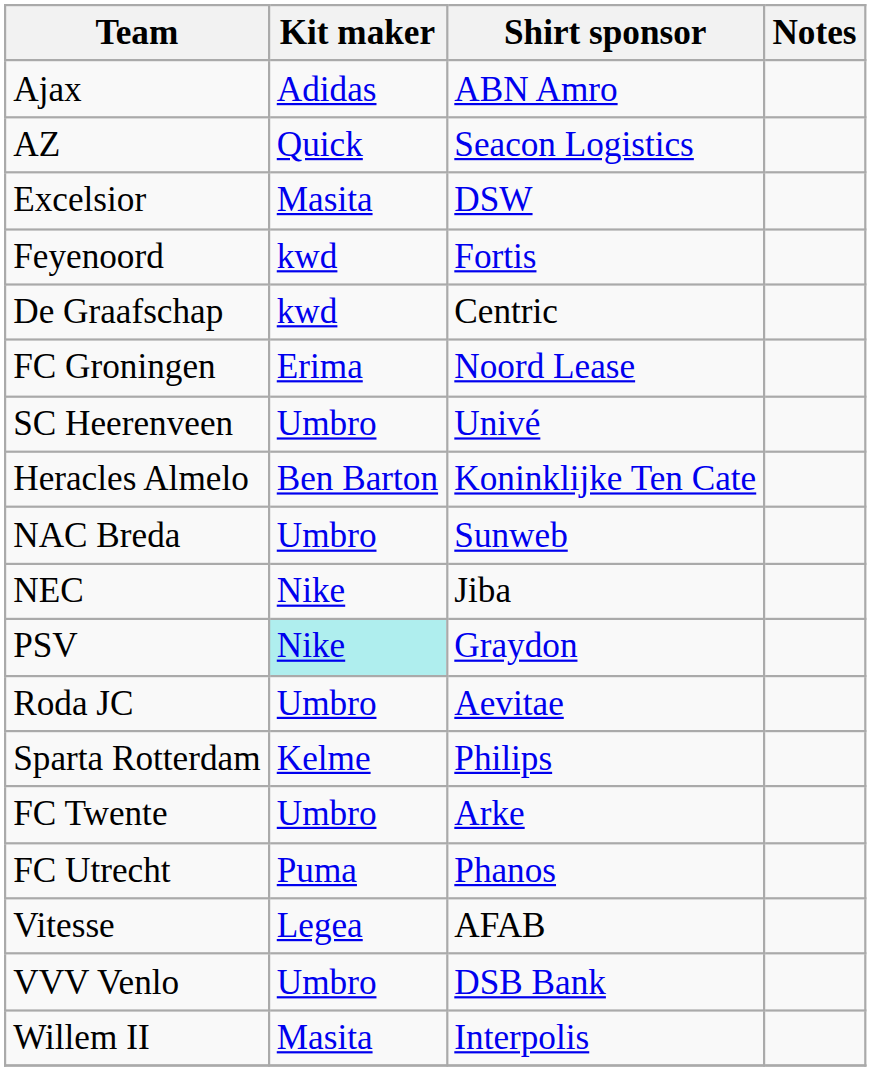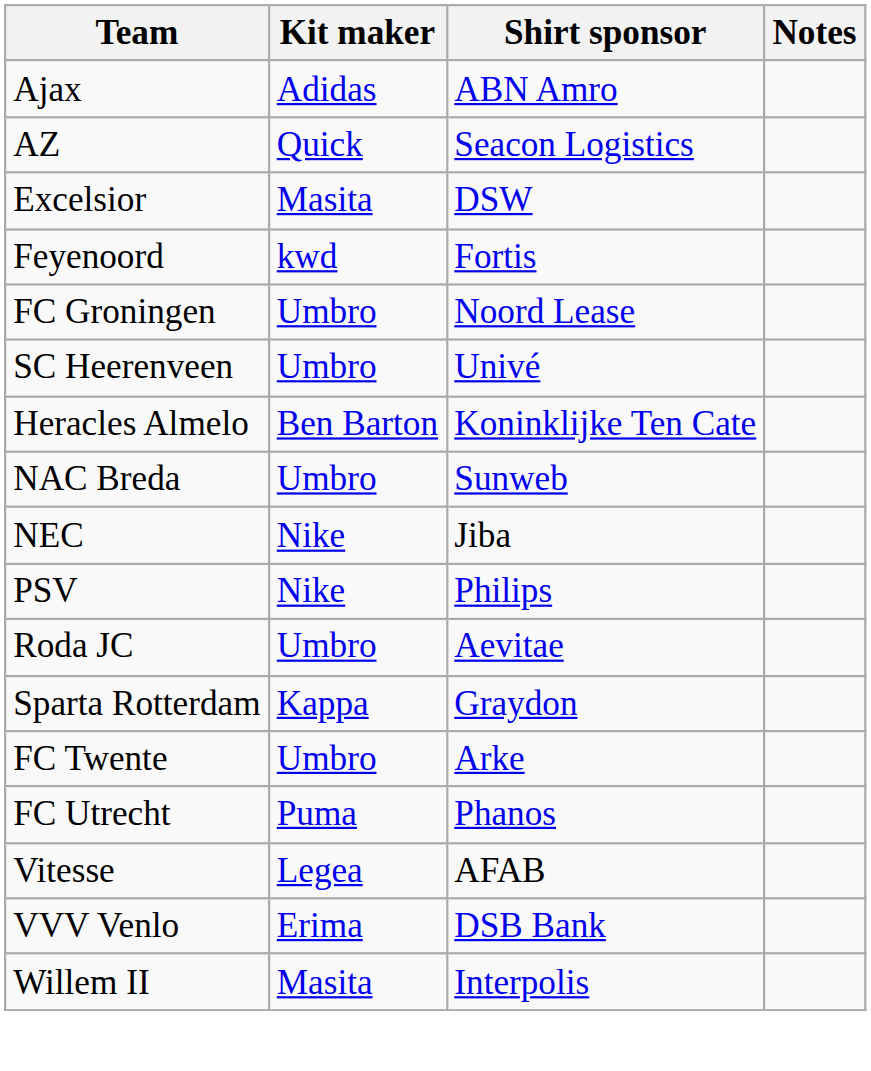- row: (118, 311)
(320, 367) Erima -> (327, 311) Umbro
(311, 646) paleturquoise background -> (311, 590) no background
(516, 646) Graydon -> (503, 590) Philips
(324, 758) Kelme -> (323, 702) Kappa
(503, 758) Philips -> (516, 702) Graydon
(327, 981) Umbro -> (320, 925) Erima
